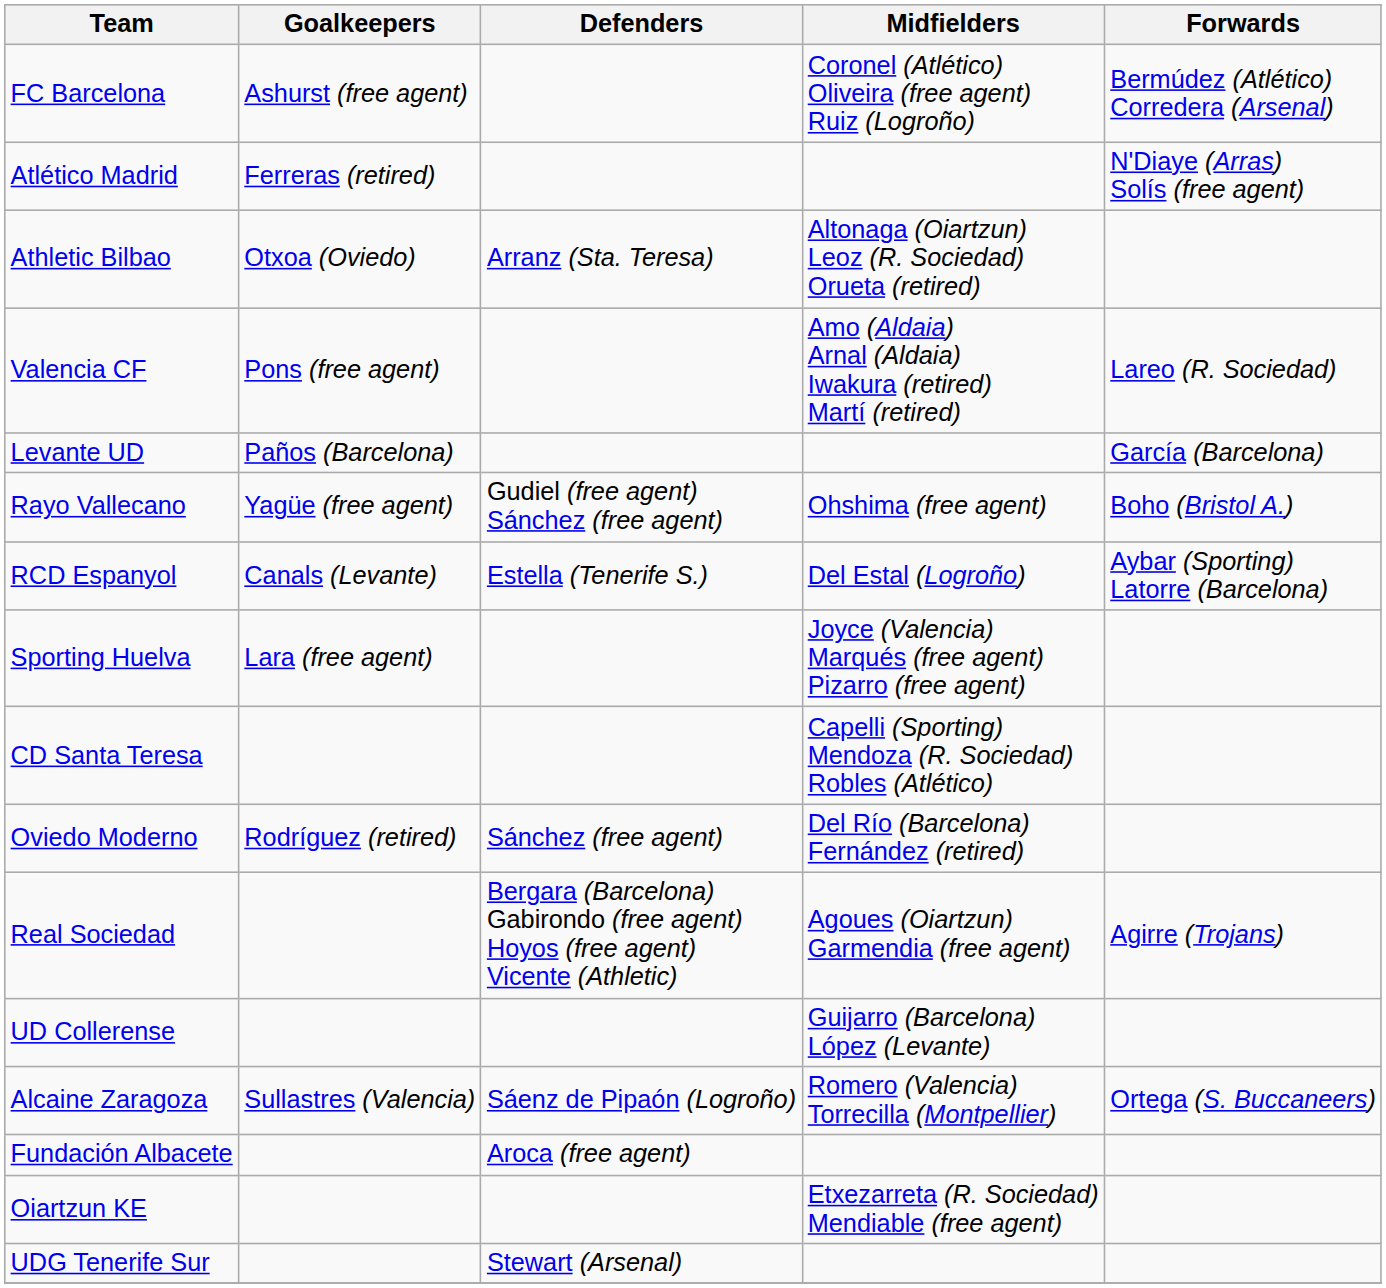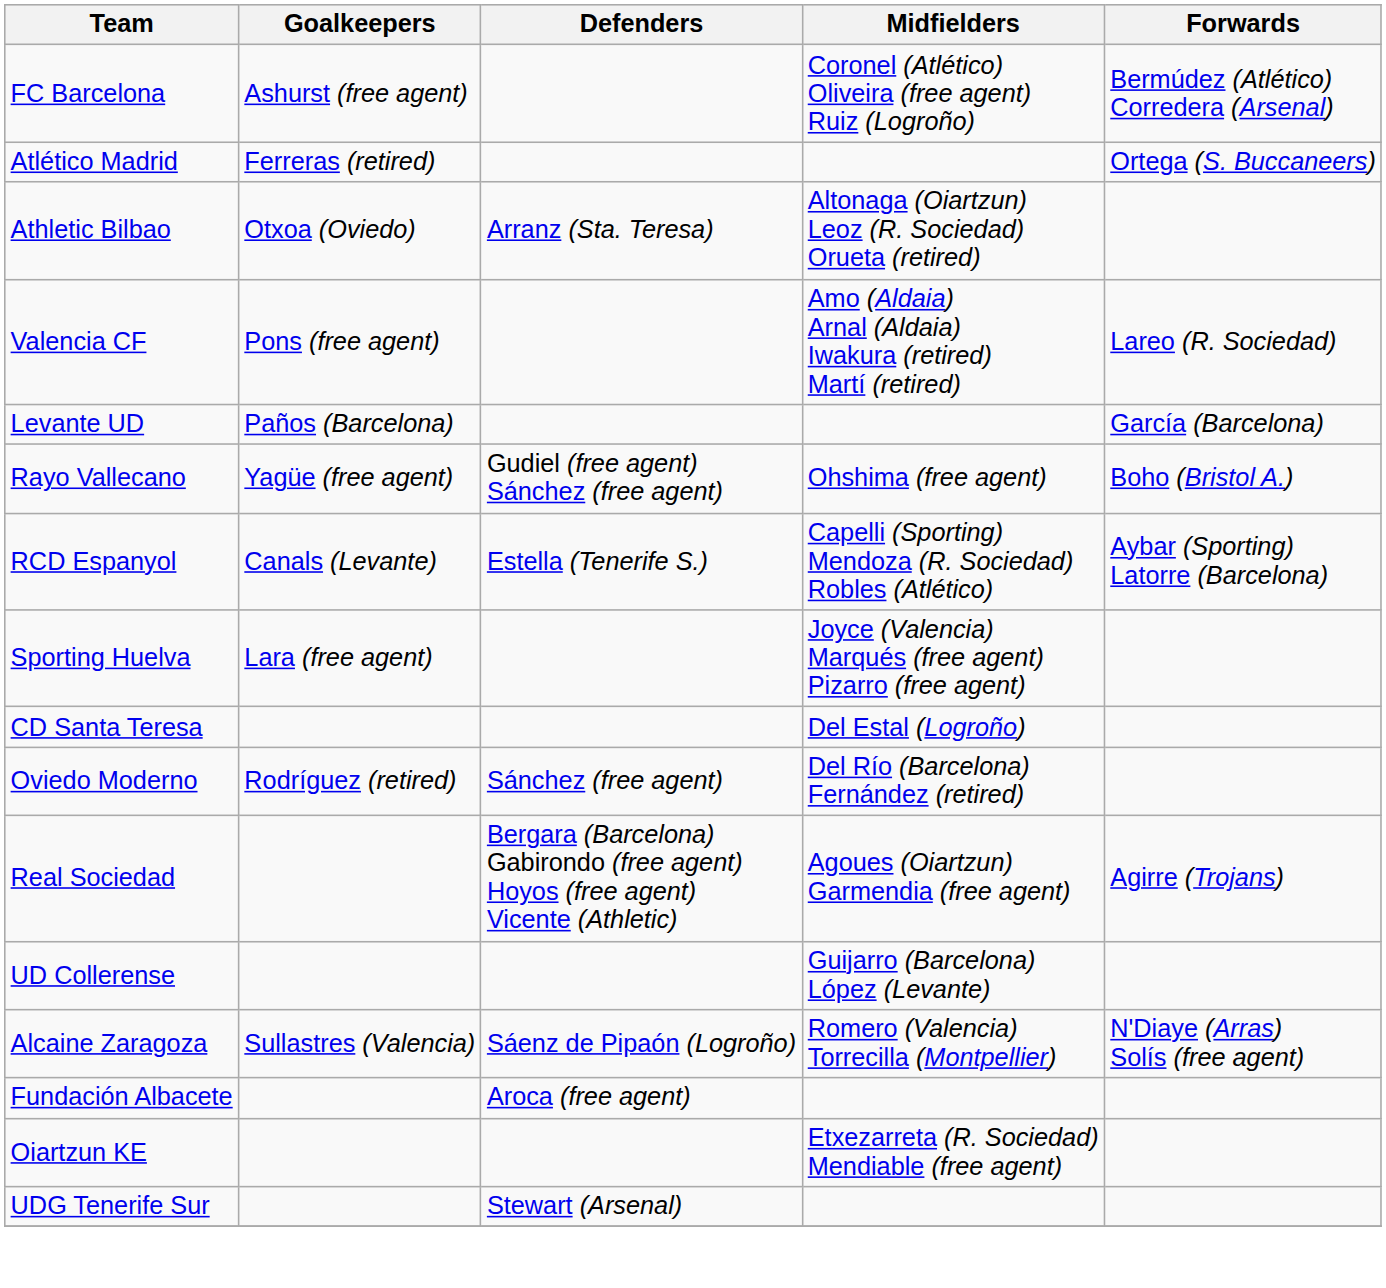(1207, 175) N'Diaye (Arras) Solís (free agent) -> (1243, 161) Ortega (S. Buccaneers)
(917, 575) Del Estal (Logroño) -> (941, 561) Capelli (Sporting) Mendoza (R. Sociedad) Robles (Atlético)
(941, 755) Capelli (Sporting) Mendoza (R. Sociedad) Robles (Atlético) -> (917, 726) Del Estal (Logroño)
(1243, 1100) Ortega (S. Buccaneers) -> (1207, 1043) N'Diaye (Arras) Solís (free agent)
